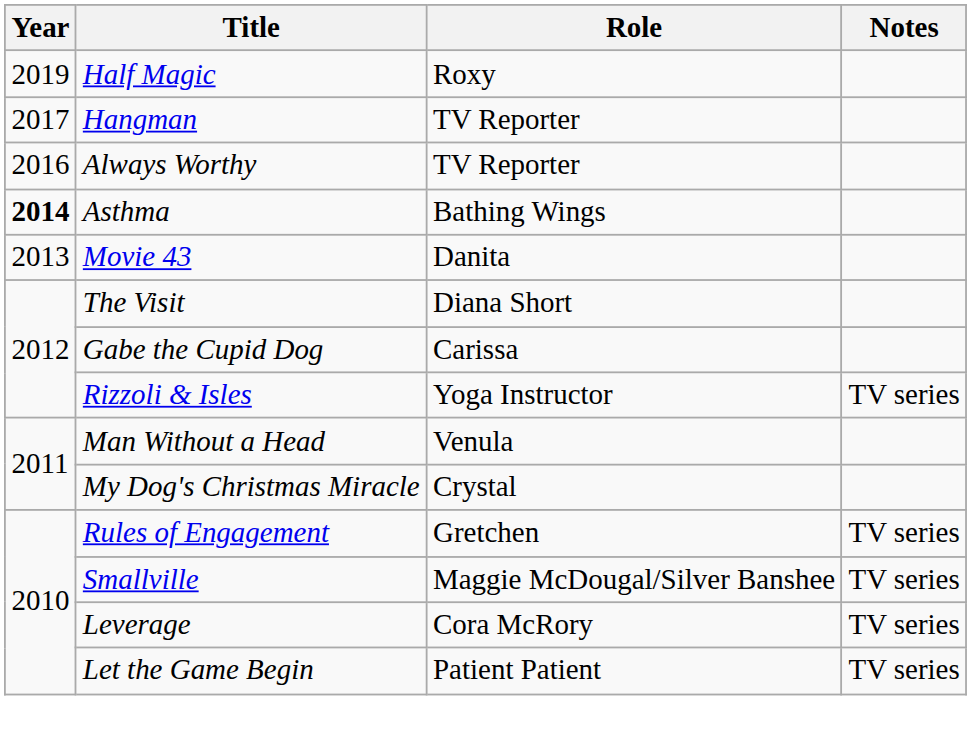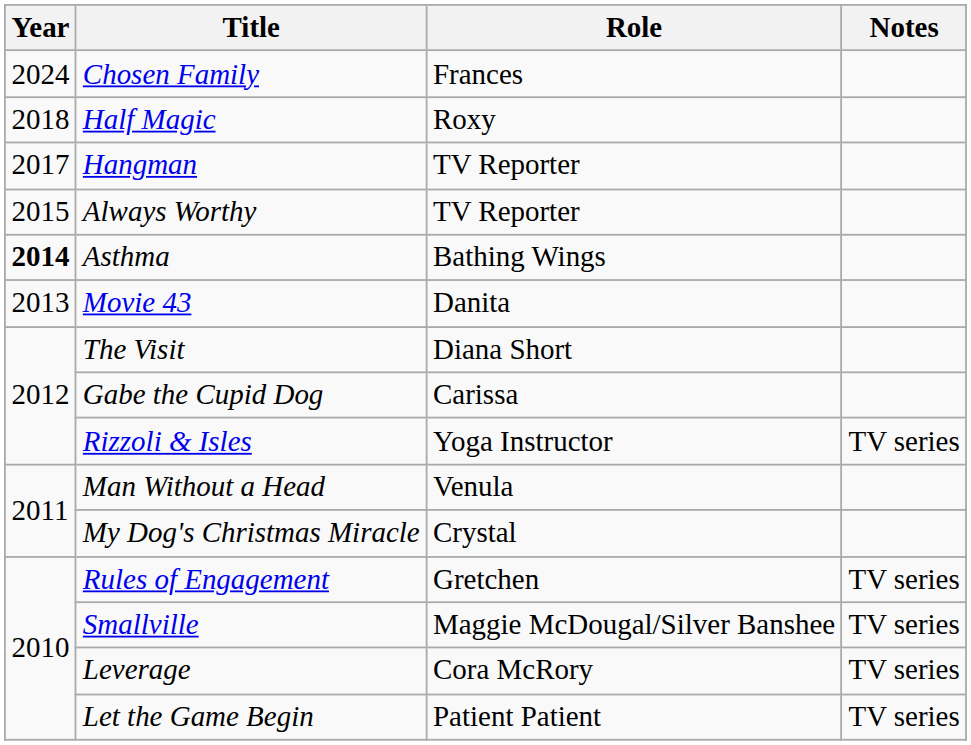+ row: (171, 73)
(41, 73) 2019 -> (41, 119) 2018
(41, 165) 2016 -> (41, 211) 2015
